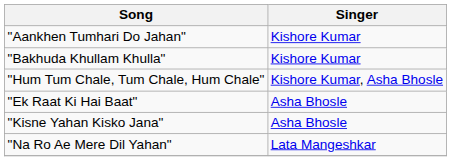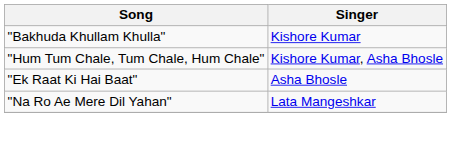- row: (97, 36)
- row: (85, 123)
